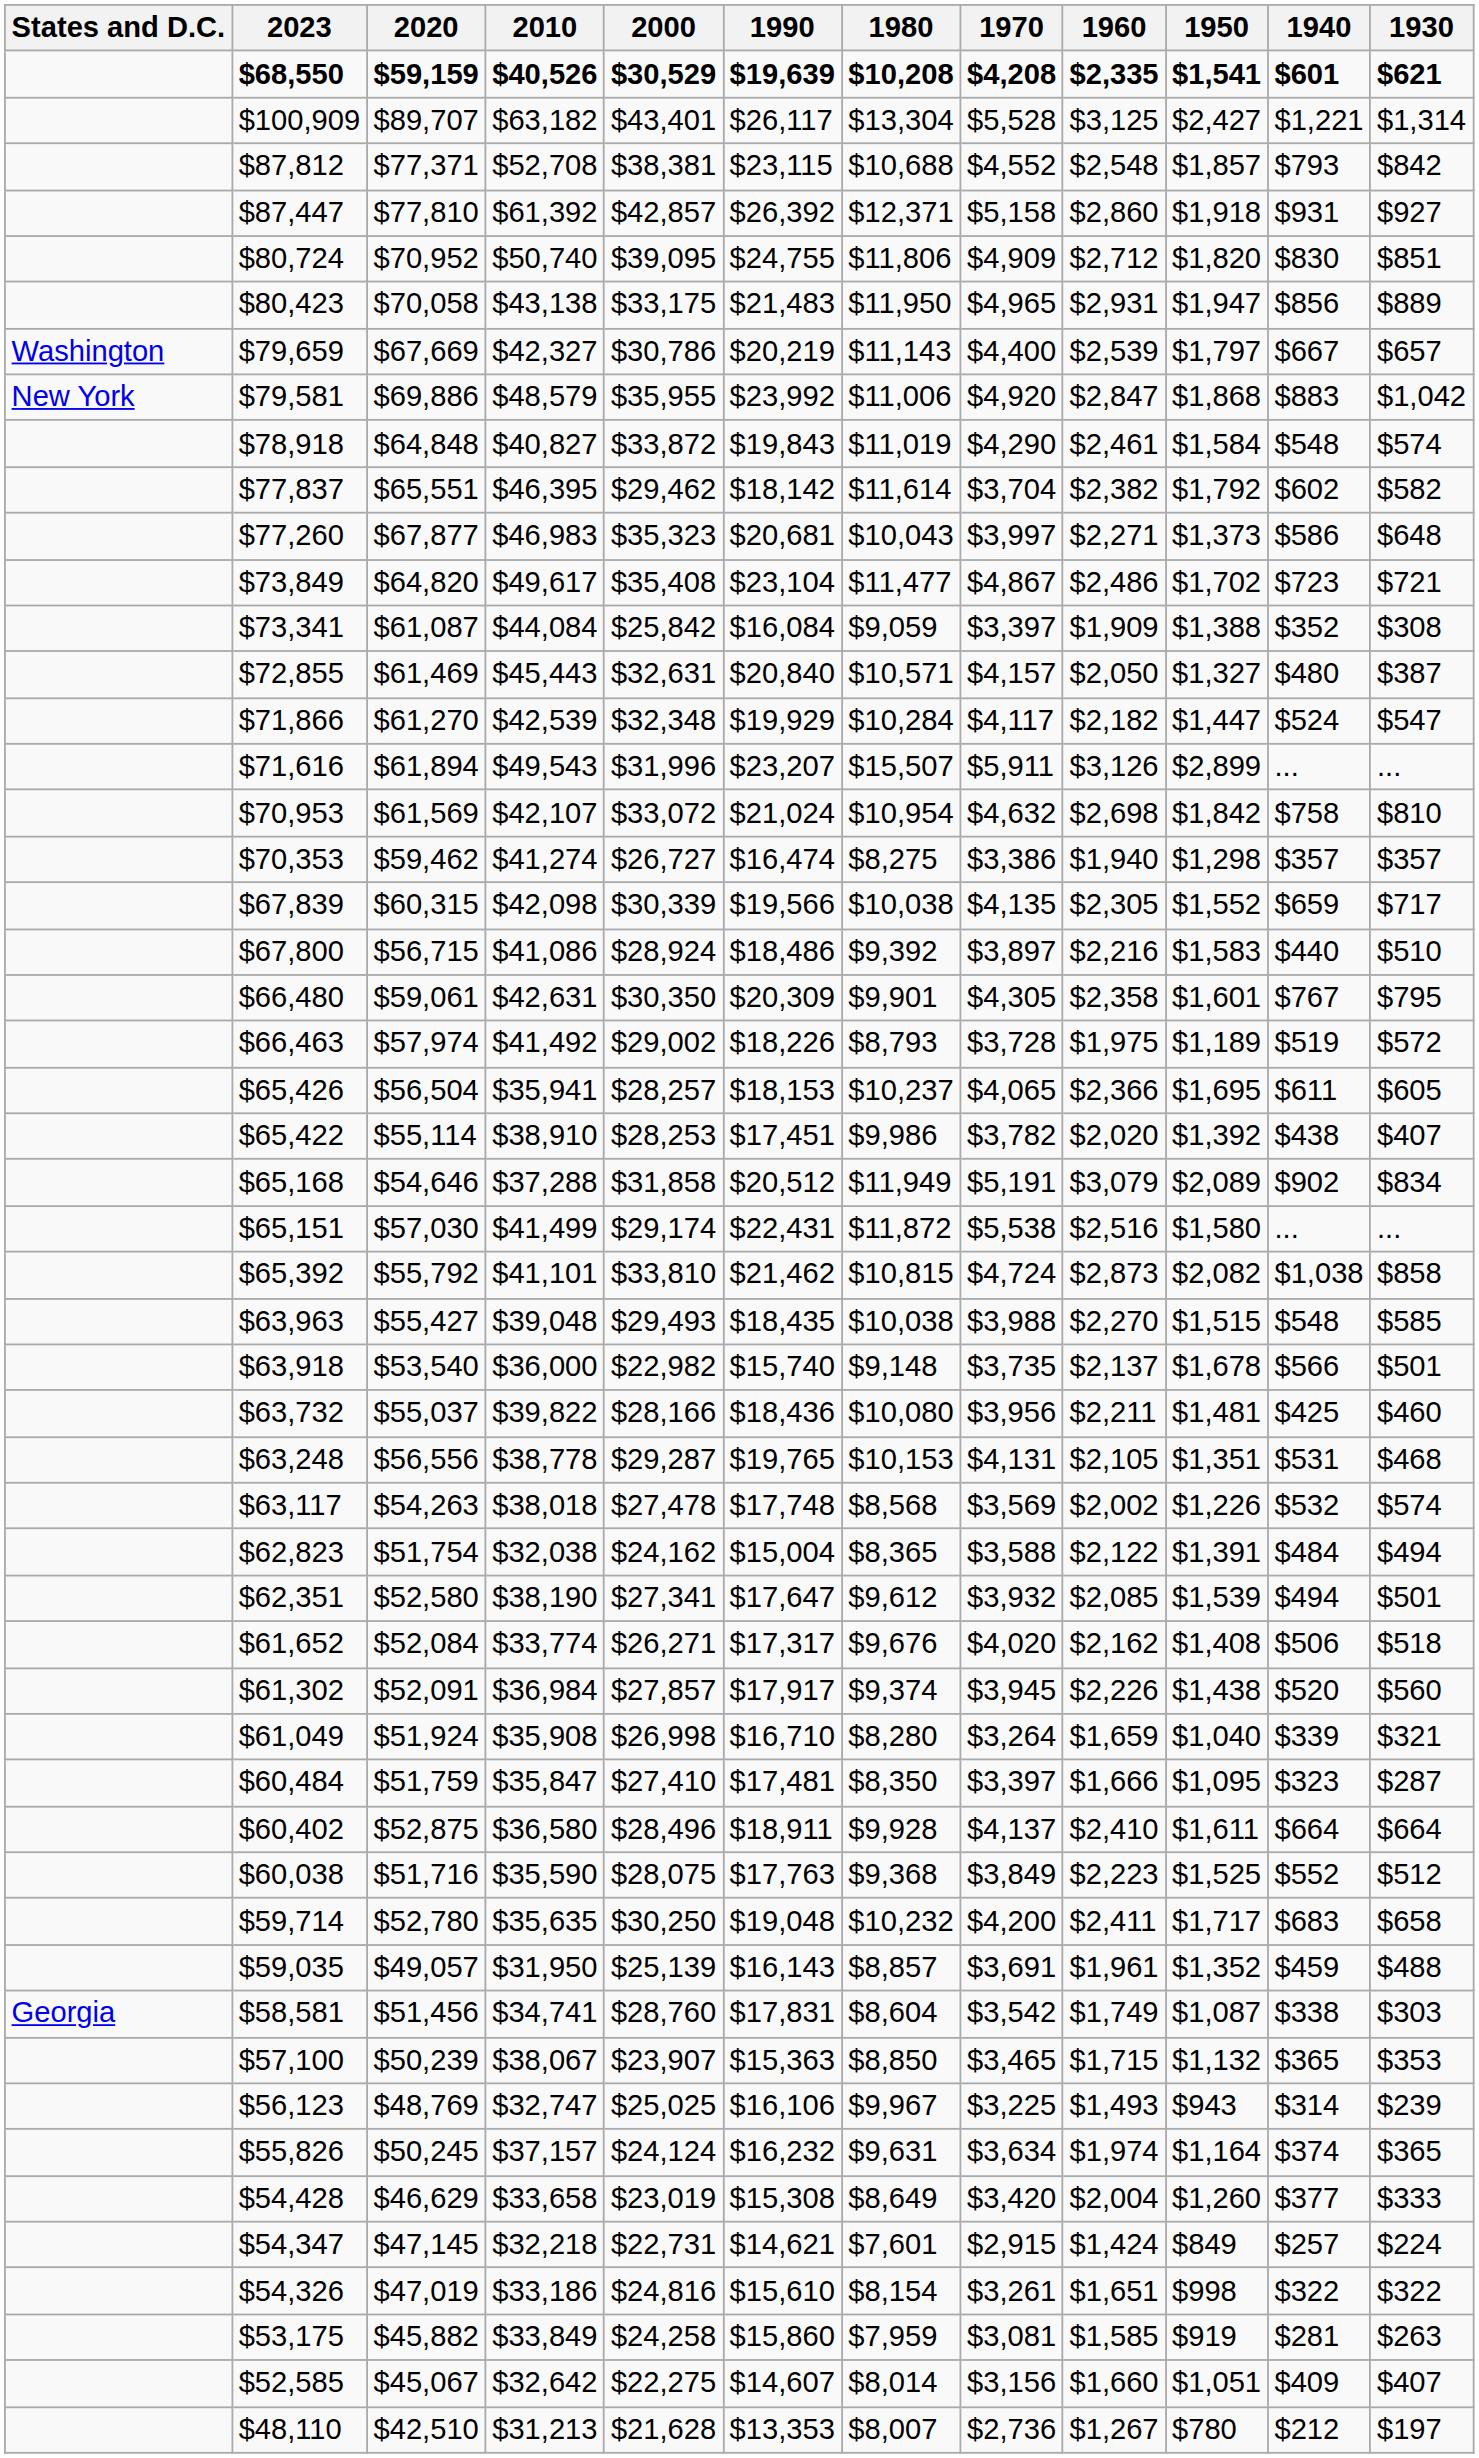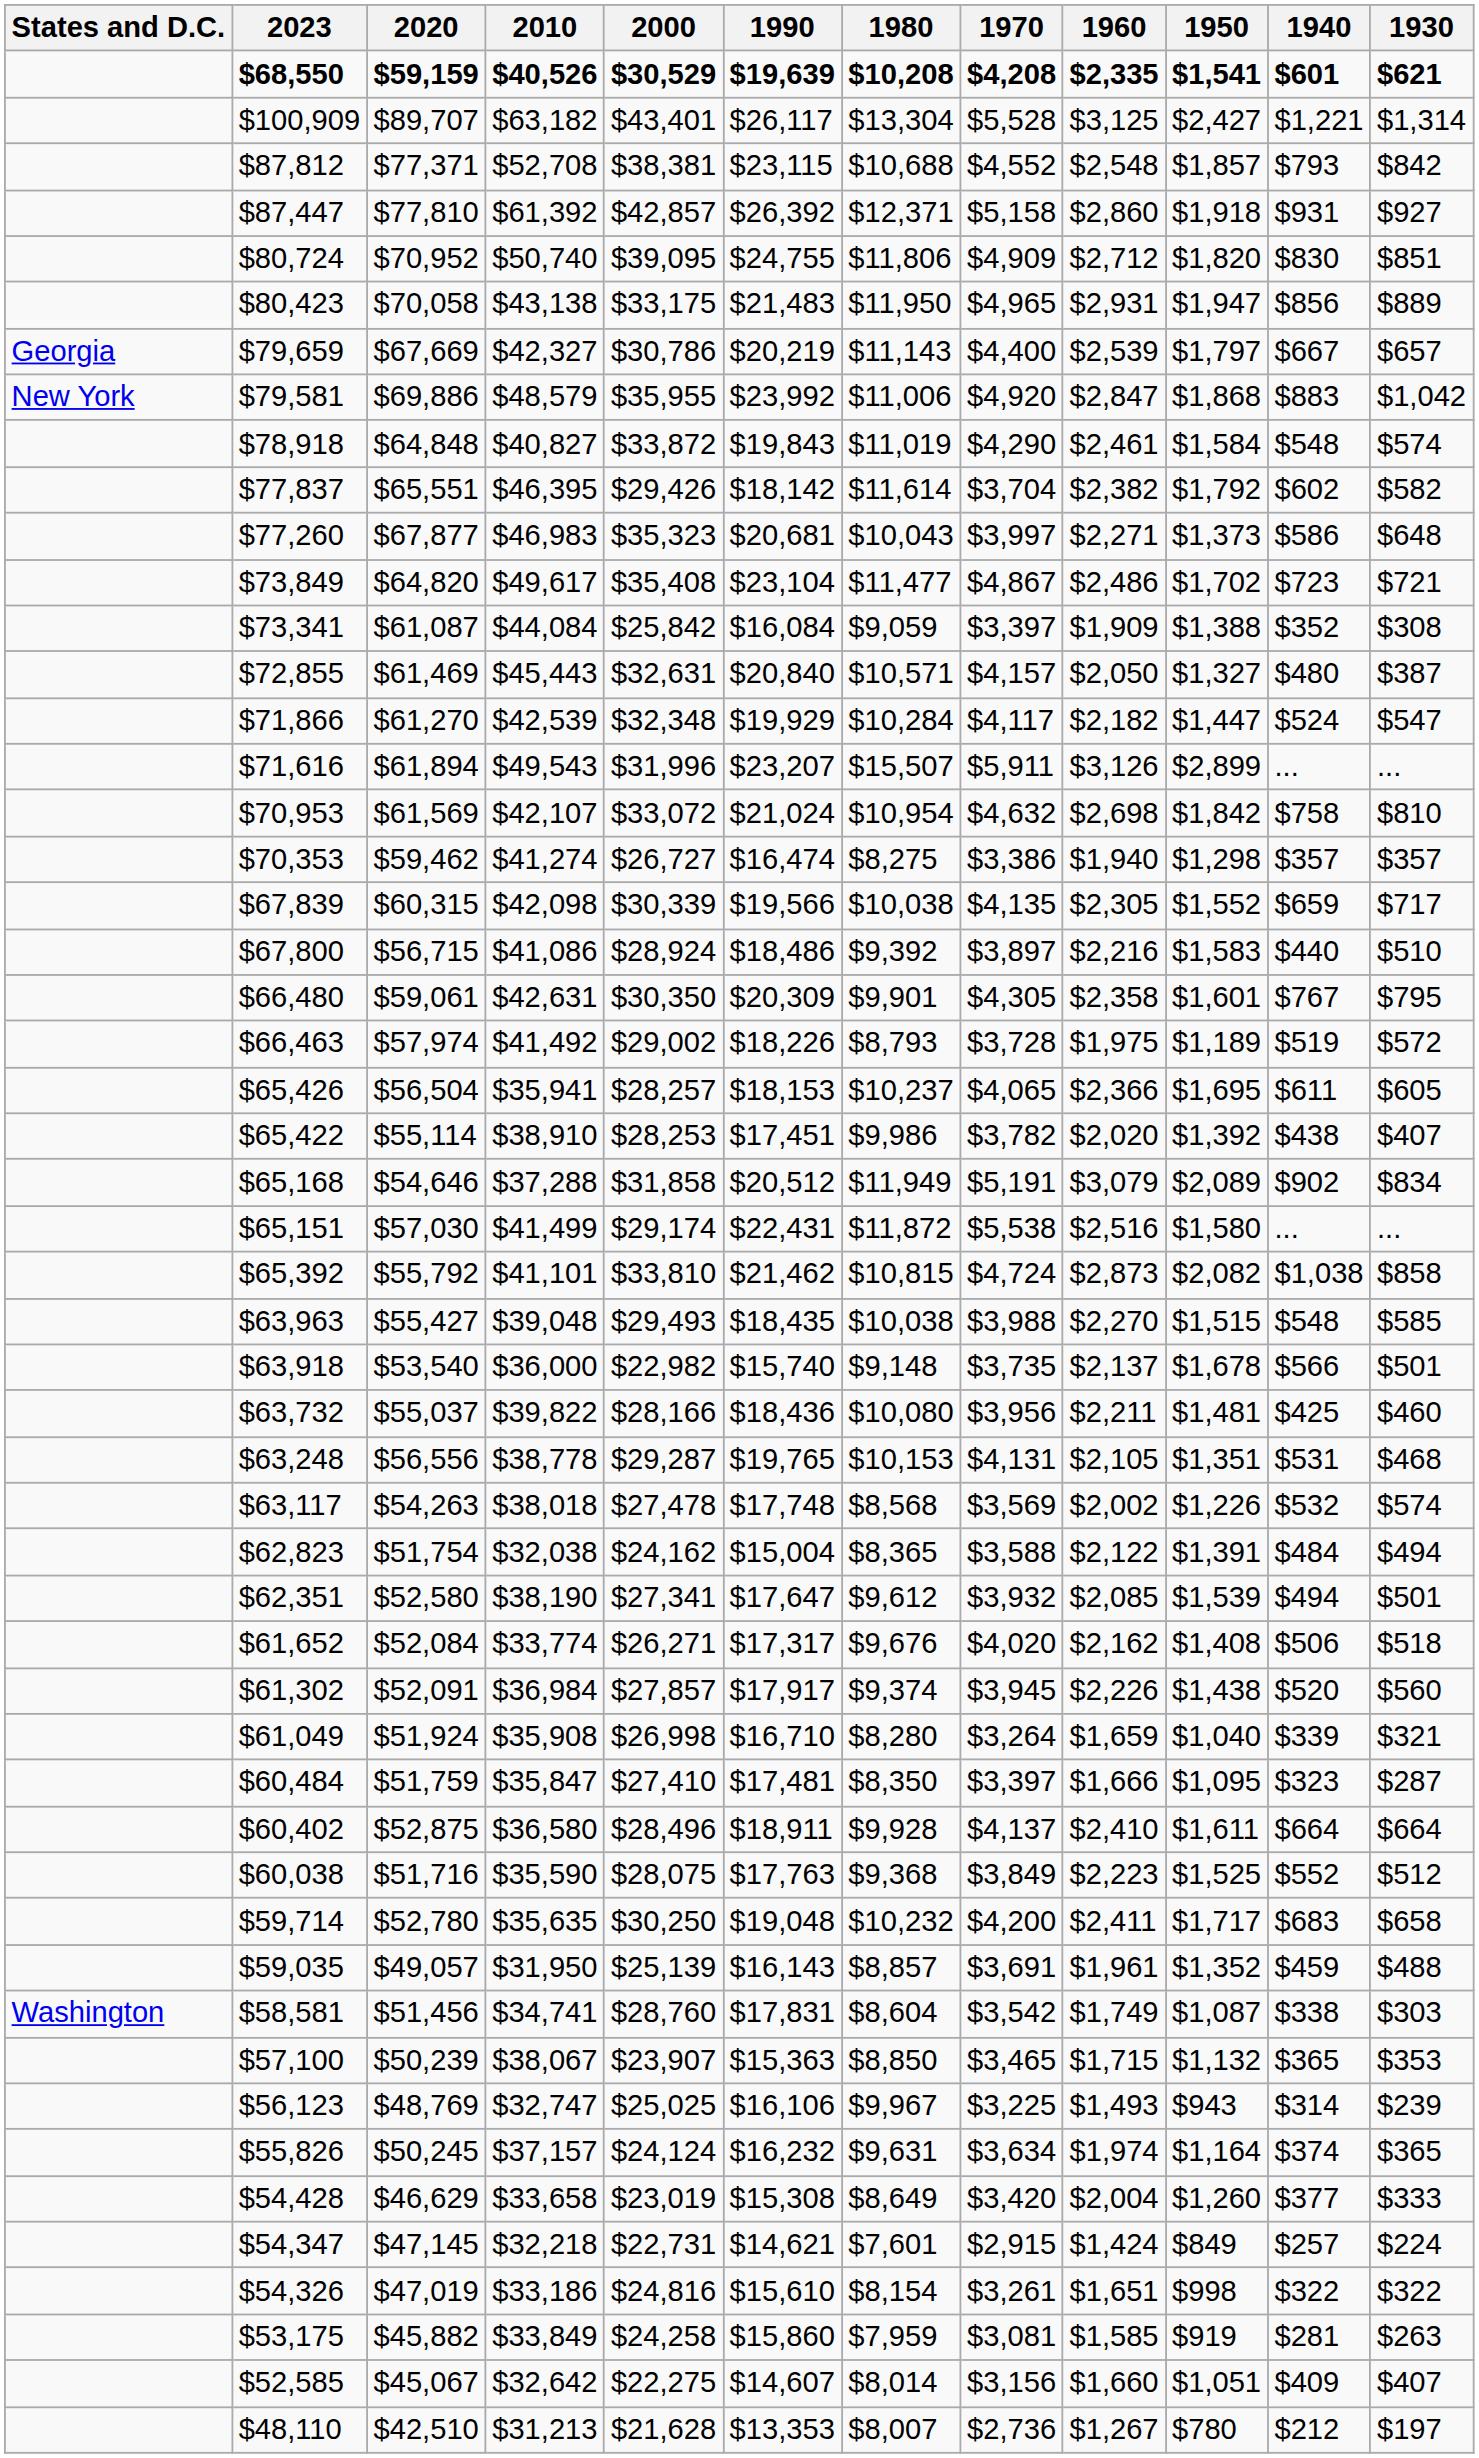(88, 350) Washington -> (63, 350) Georgia
(664, 489) $29,462 -> (664, 489) $29,426
(63, 2013) Georgia -> (88, 2013) Washington
